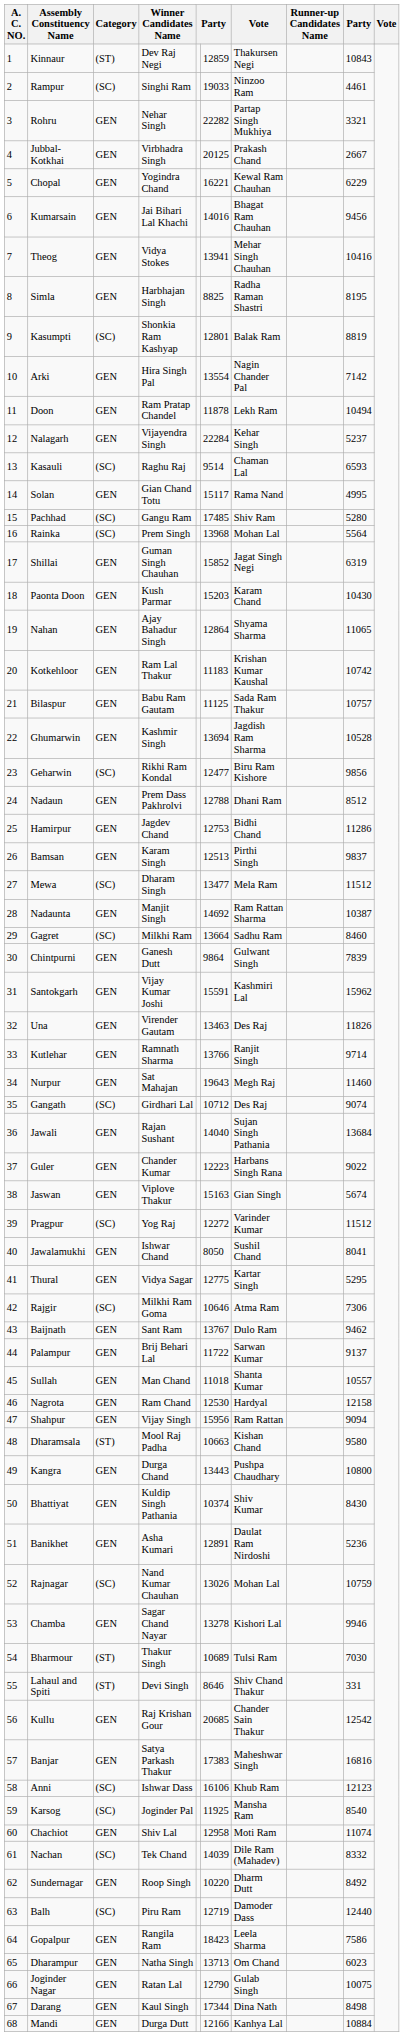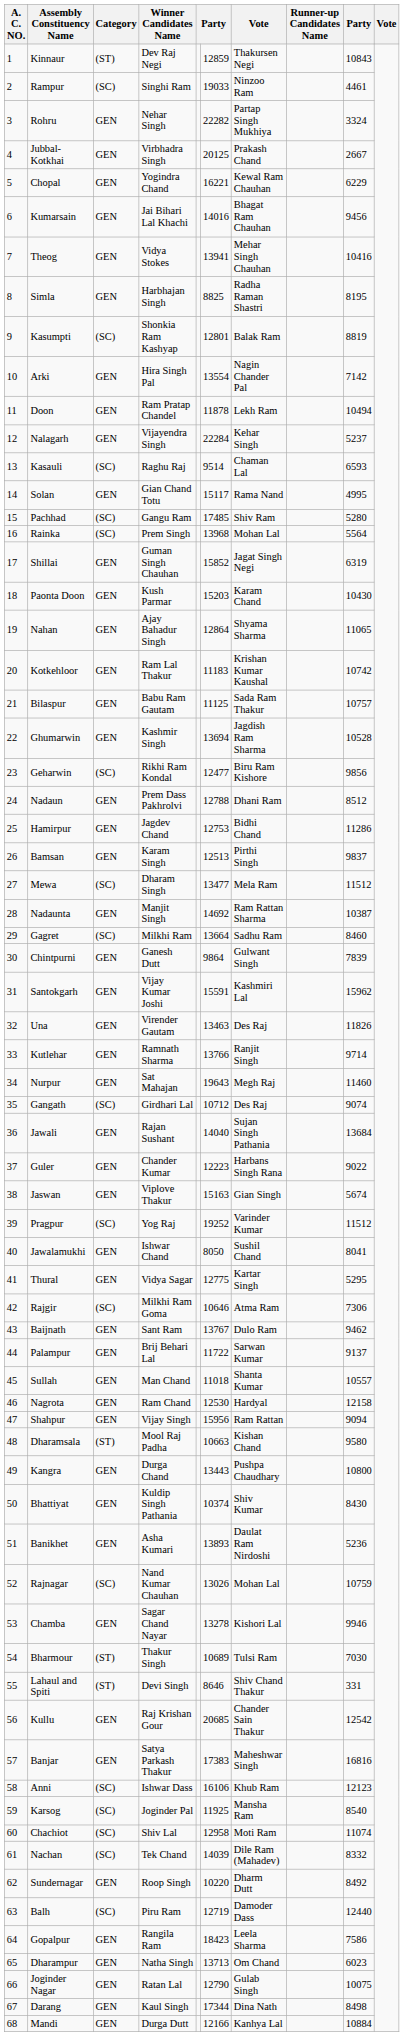(356, 120) 3321 -> (356, 120) 3324
(216, 1223) 12272 -> (216, 1223) 19252
(216, 1544) 12891 -> (216, 1544) 13893
(106, 1833) GEN -> (105, 1833) (SC)
